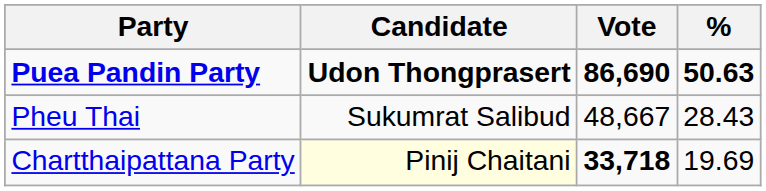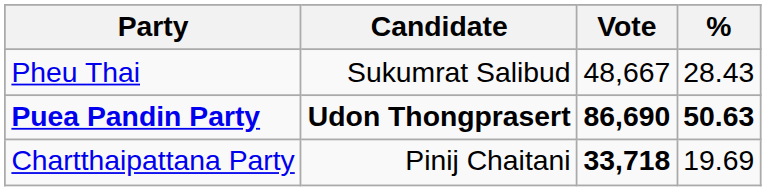rows swapped: (136, 71) <-> (76, 116)
(488, 161) lightyellow background -> (488, 161) no background
